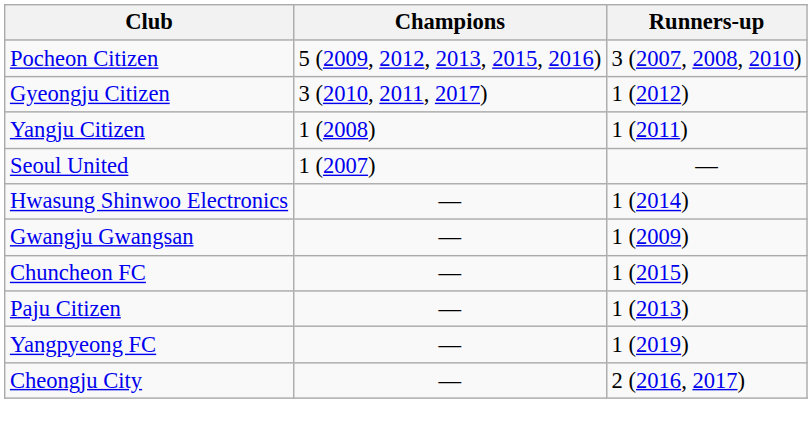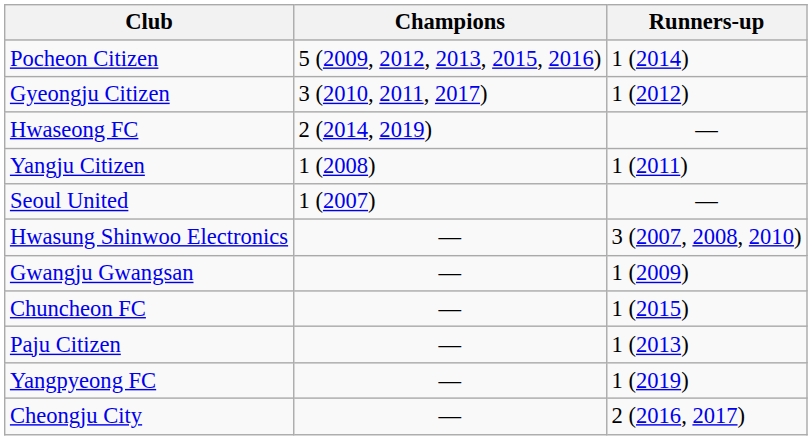(707, 58) 3 (2007, 2008, 2010) -> (650, 58) 1 (2014)
+ row: (74, 129)
(650, 201) 1 (2014) -> (707, 237) 3 (2007, 2008, 2010)
